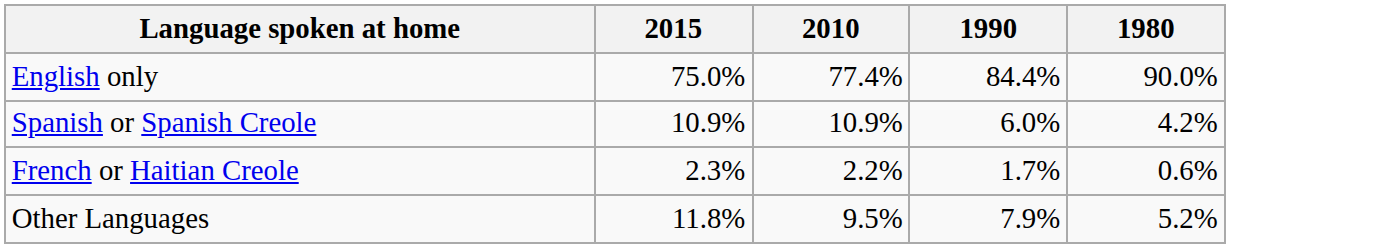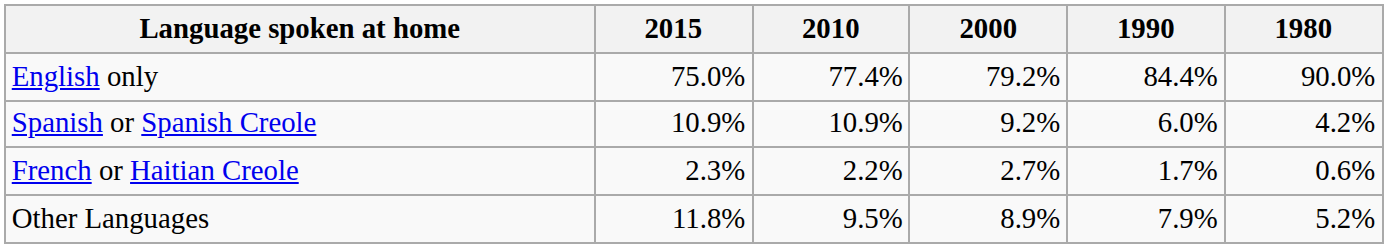+ column: (988, 28)
